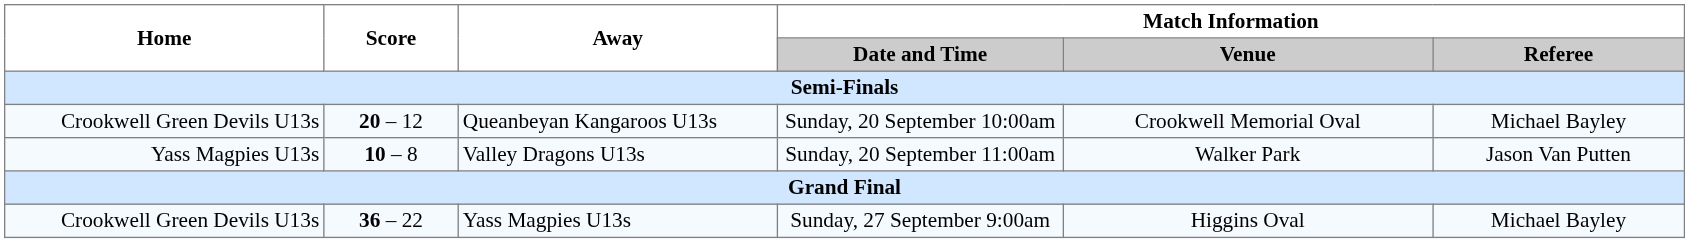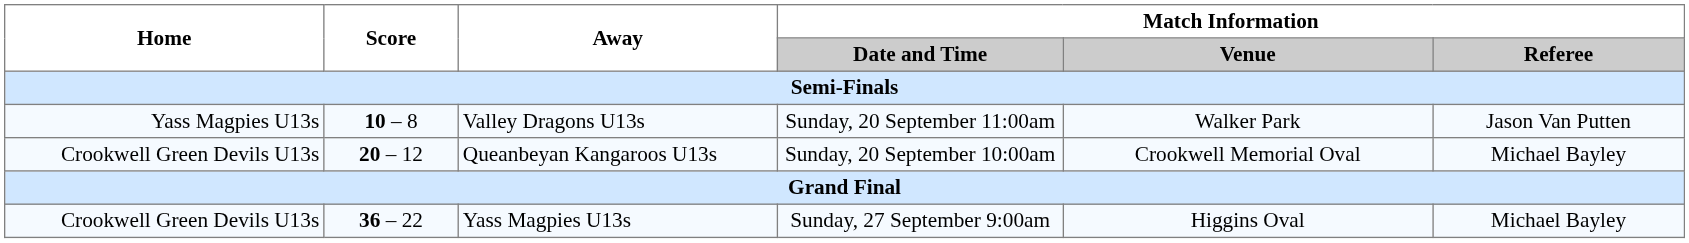rows swapped: (590, 120) <-> (554, 154)
